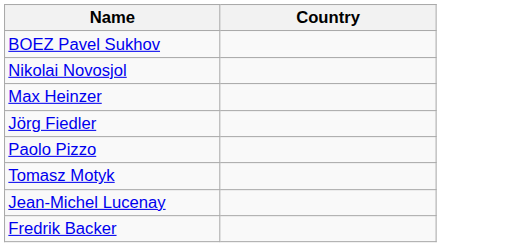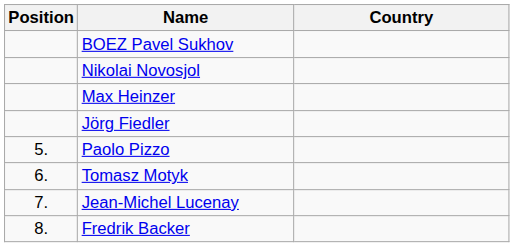+ column: (41, 17)
